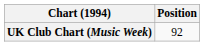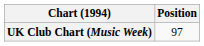(177, 31) 92 -> (177, 31) 97
